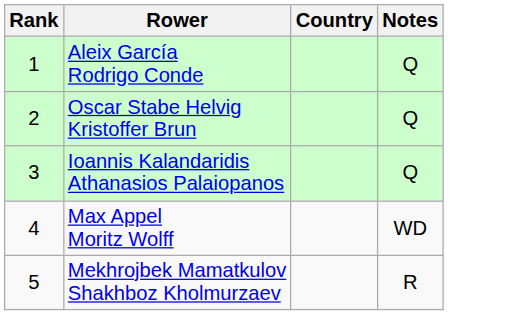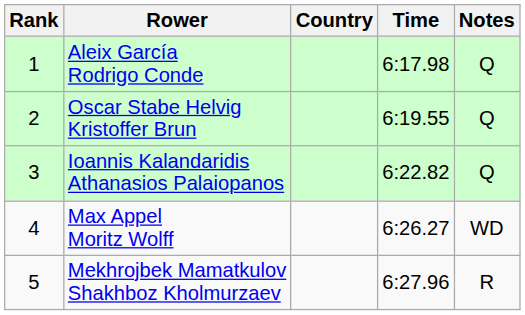+ column: (416, 20)
